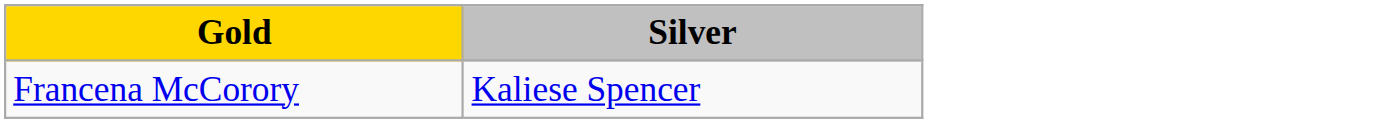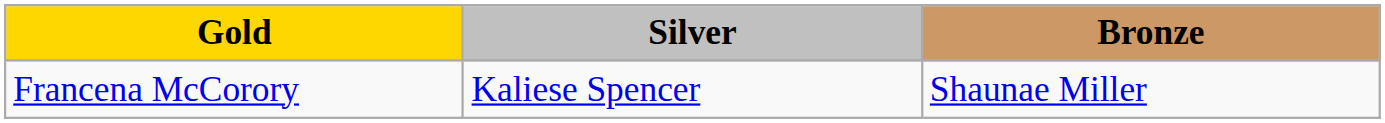+ column: (1151, 32)
